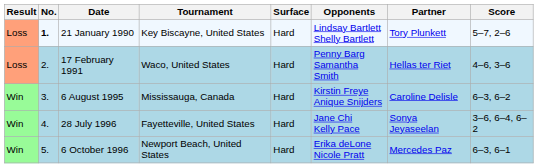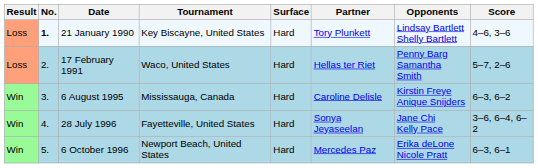columns swapped: (429, 12) <-> (349, 12)
(492, 33) 5–7, 2–6 -> (492, 33) 4–6, 3–6
(492, 65) 4–6, 3–6 -> (492, 65) 5–7, 2–6
